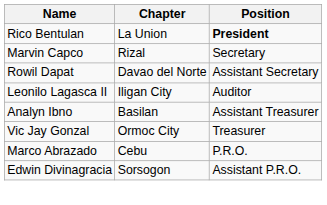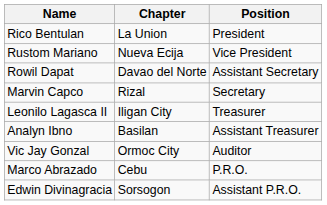(240, 33) bold -> (238, 33) normal
+ row: (52, 53)
rows swapped: (45, 53) <-> (40, 72)
(232, 92) Auditor -> (239, 111) Treasurer
(239, 131) Treasurer -> (232, 151) Auditor
